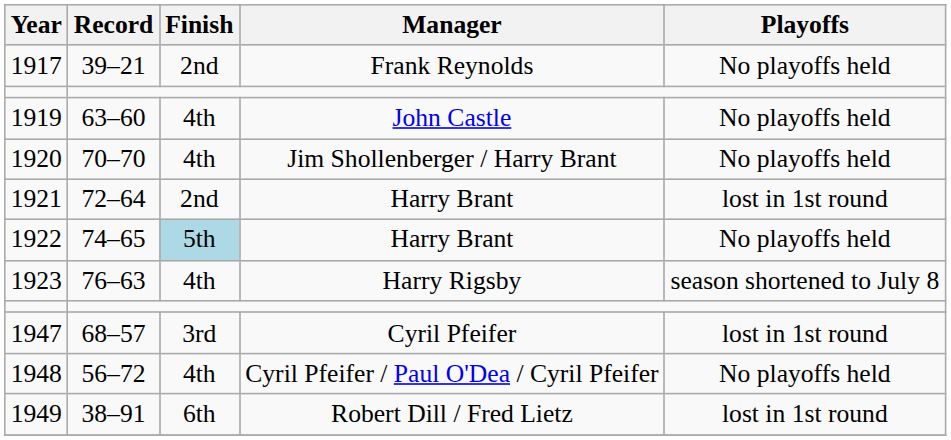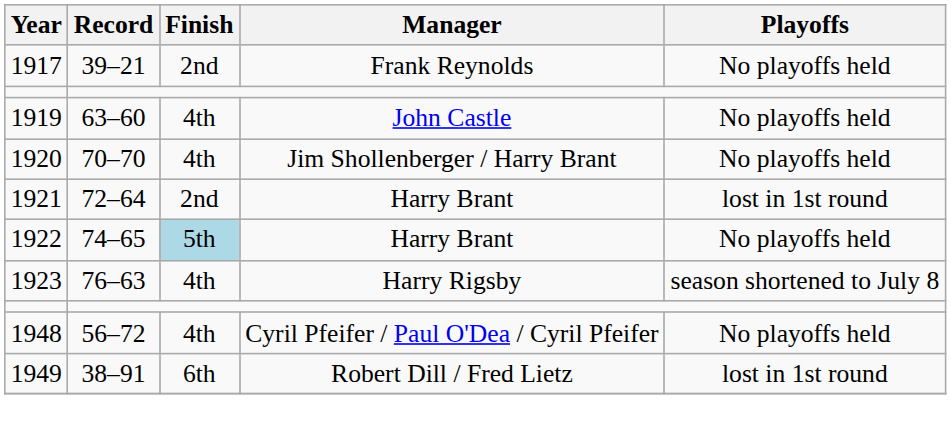- row: (36, 332)
